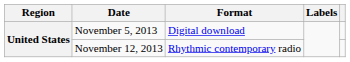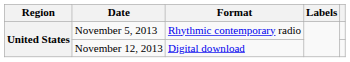(206, 30) Digital download -> (234, 30) Rhythmic contemporary radio
(234, 48) Rhythmic contemporary radio -> (206, 48) Digital download
